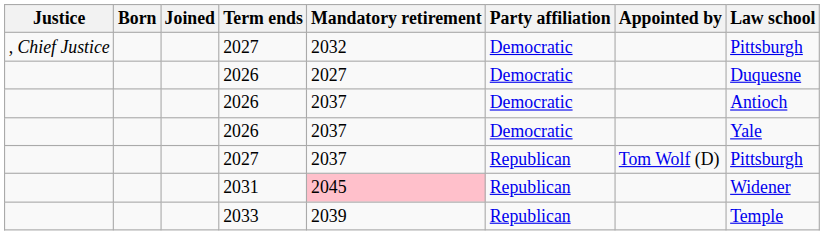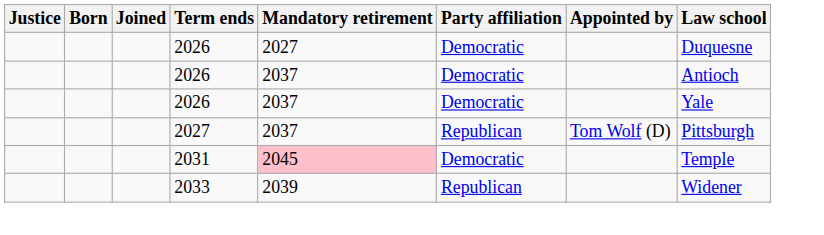- row: (59, 46)
(530, 187) Republican -> (482, 159) Democratic
(760, 187) Widener -> (708, 159) Temple
(757, 215) Temple -> (712, 187) Widener
